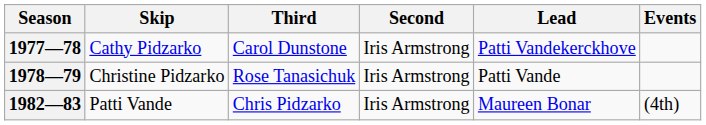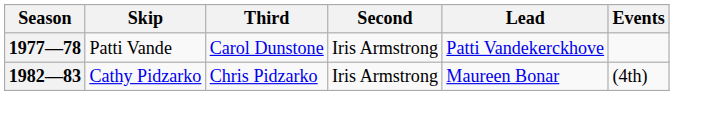(145, 47) Cathy Pidzarko -> (131, 47) Patti Vande
- row: (45, 76)
(131, 104) Patti Vande -> (145, 76) Cathy Pidzarko
